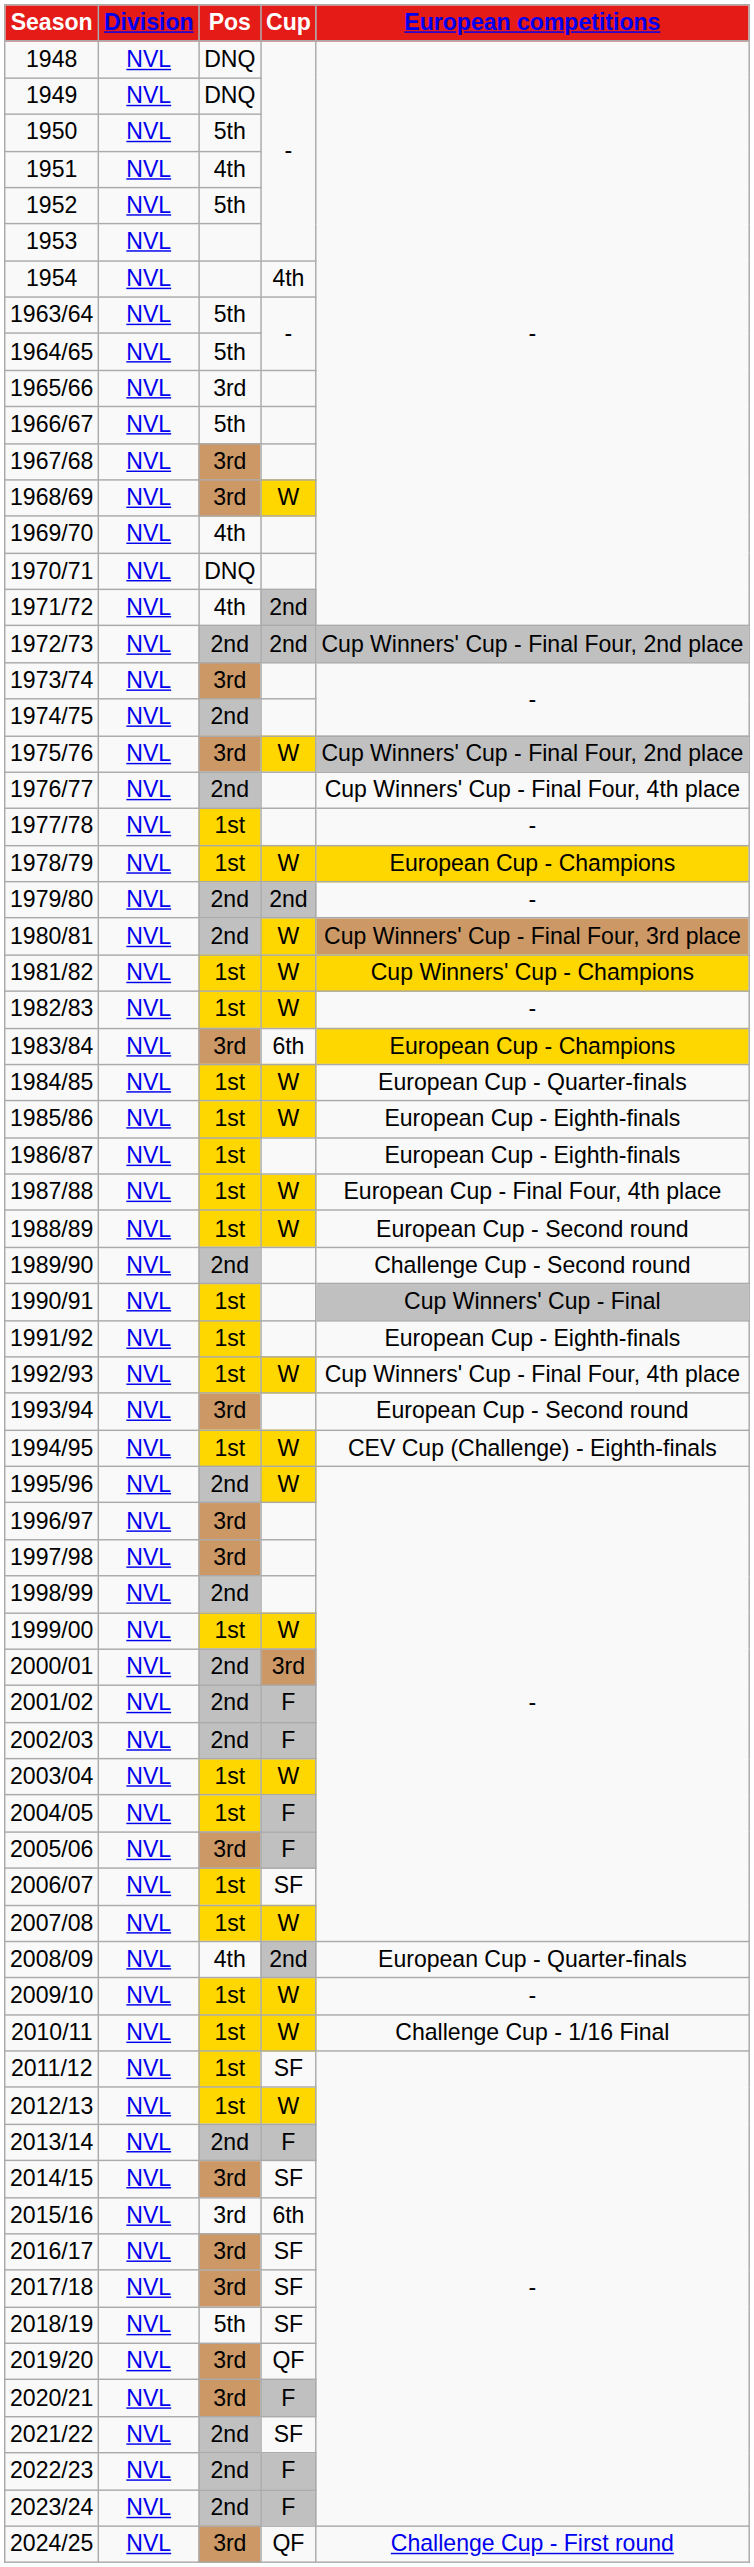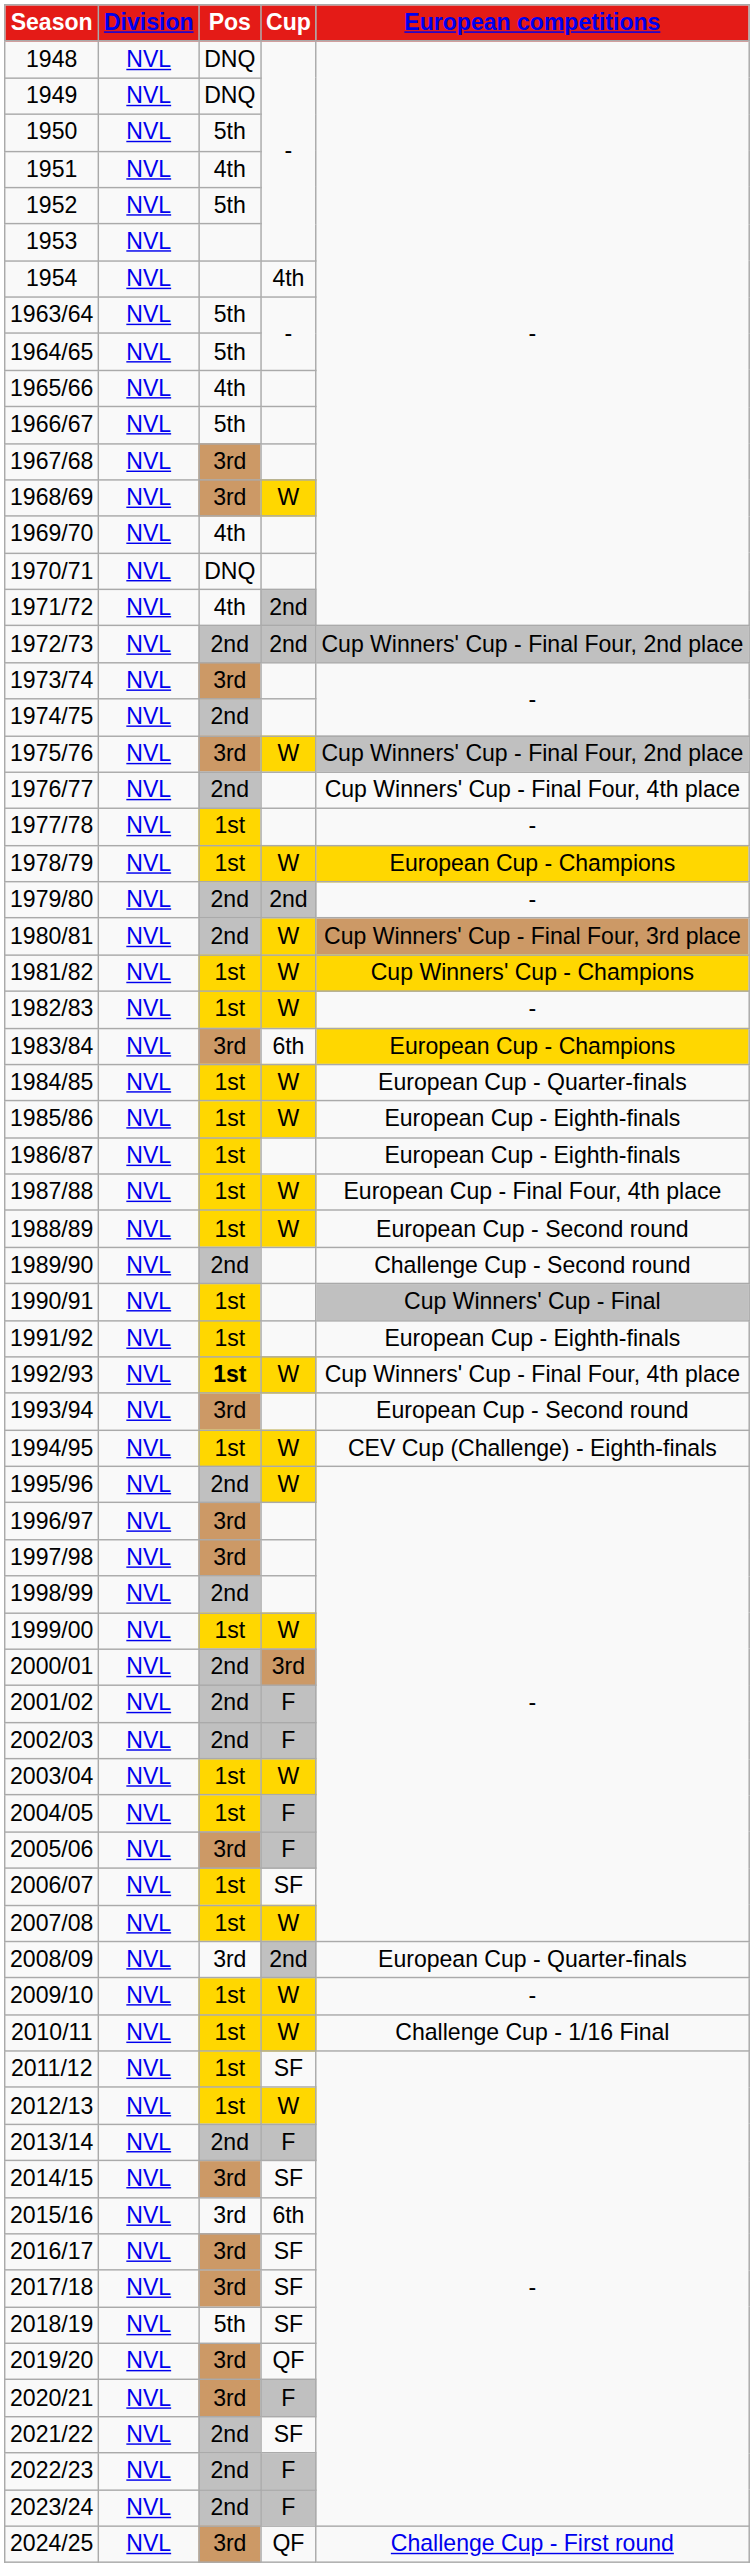(230, 388) 3rd -> (230, 388) 4th
(230, 1374) normal -> (230, 1374) bold
(230, 1959) 4th -> (230, 1959) 3rd
